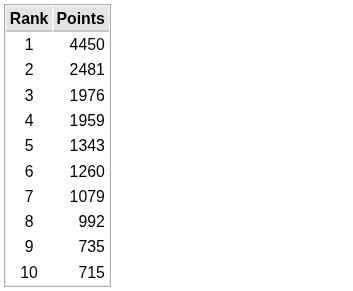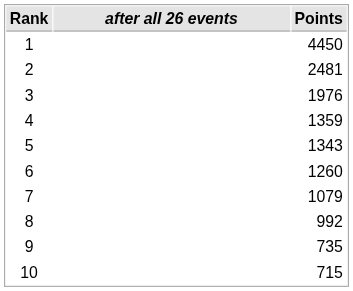+ column: (171, 18)
(87, 121) 1959 -> (325, 121) 1359
